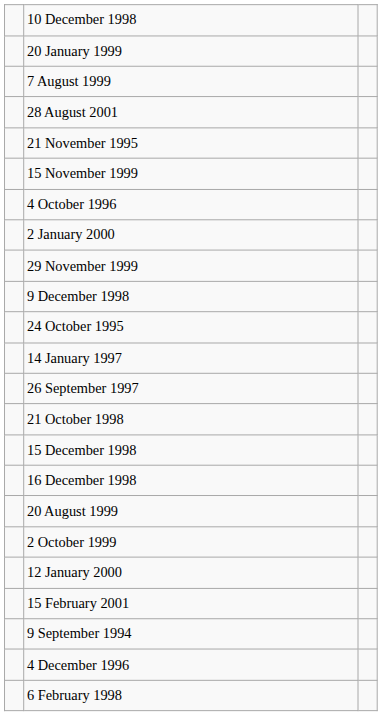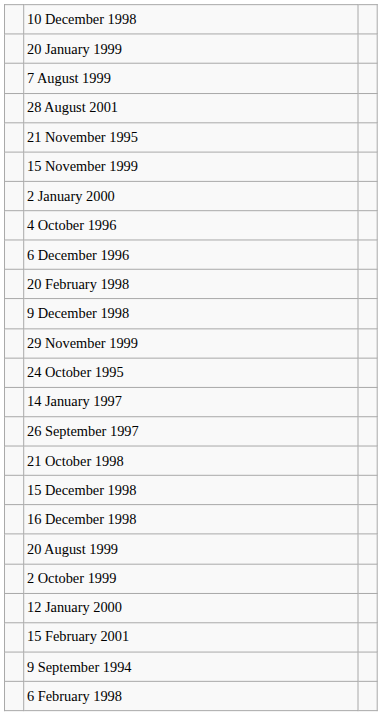rows swapped: (71, 235) <-> (72, 204)
+ row: (78, 254)
+ row: (78, 284)
rows swapped: (78, 296) <-> (82, 265)
- row: (78, 664)
